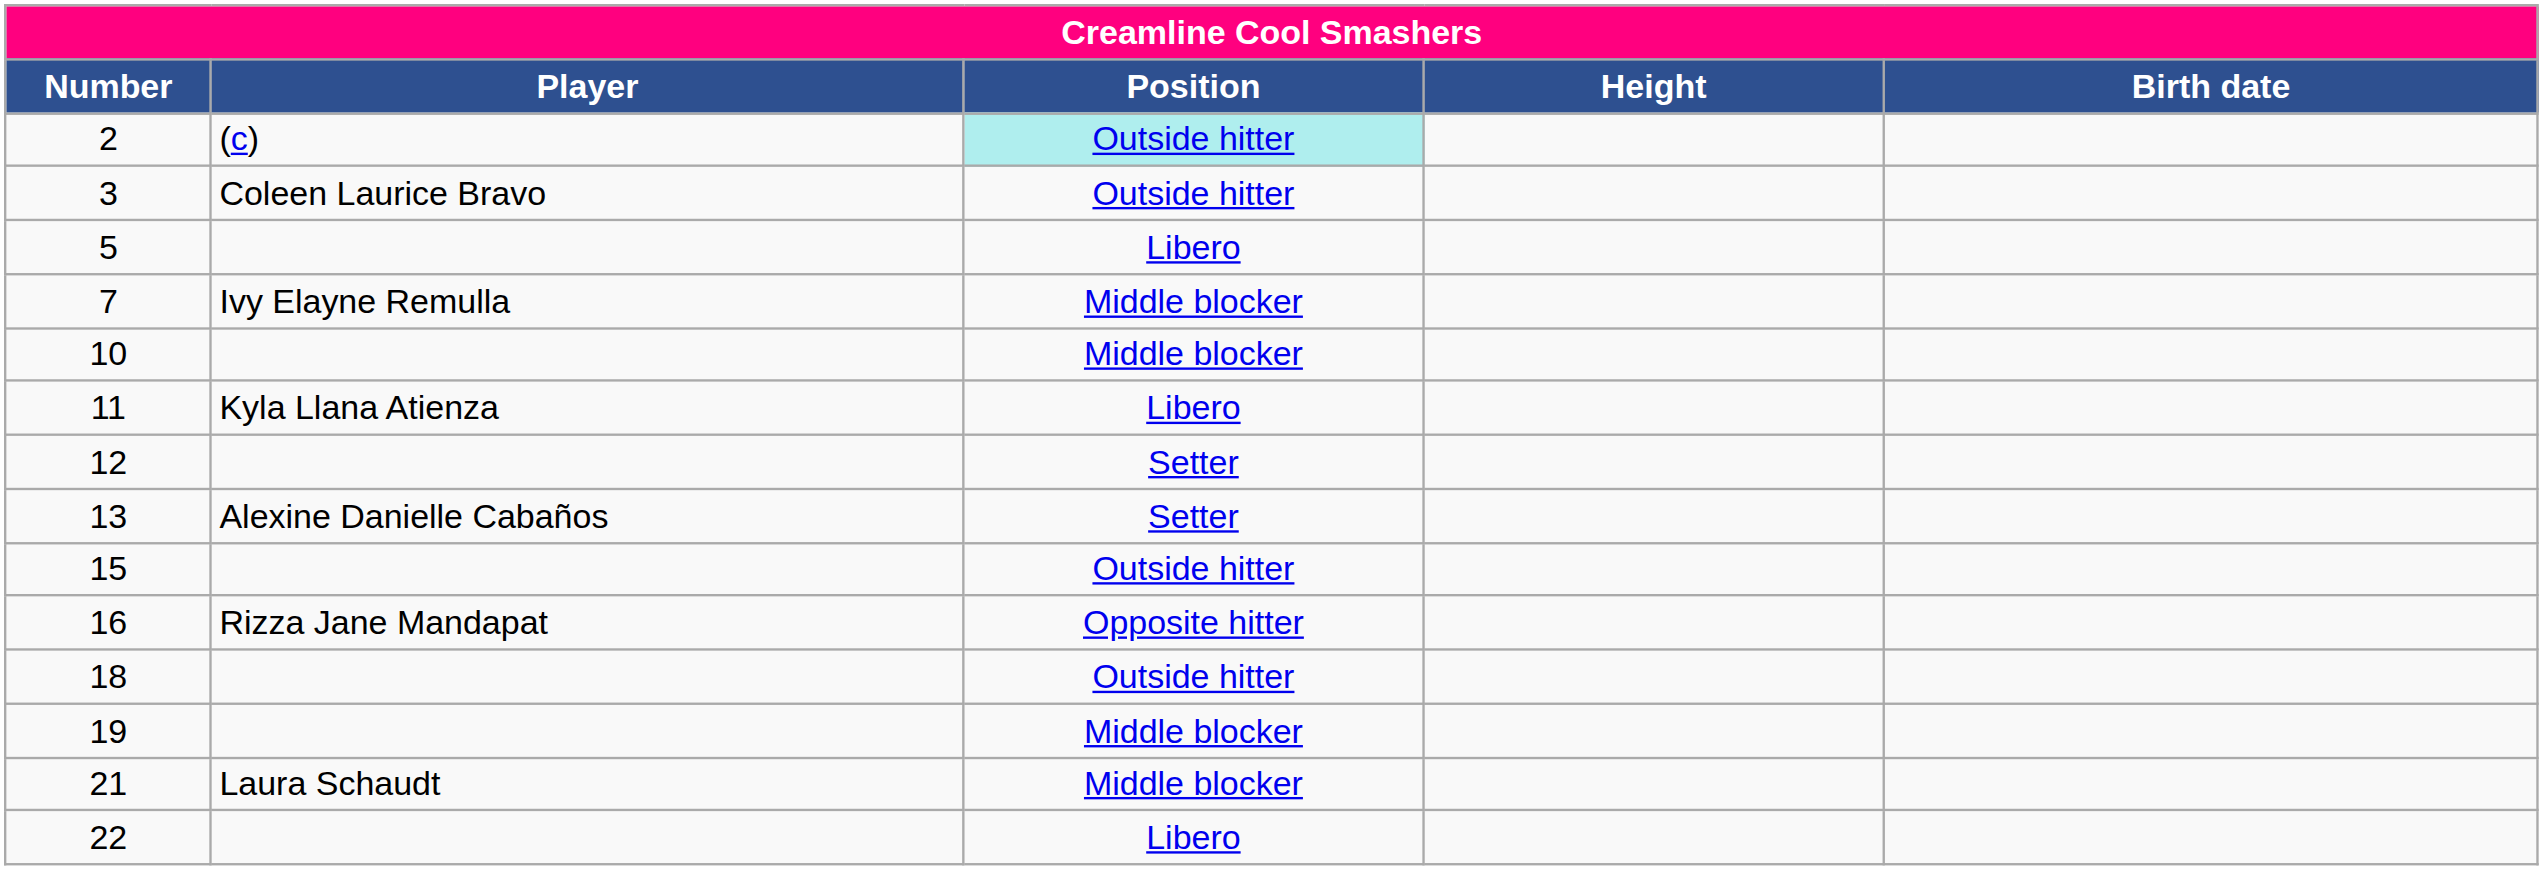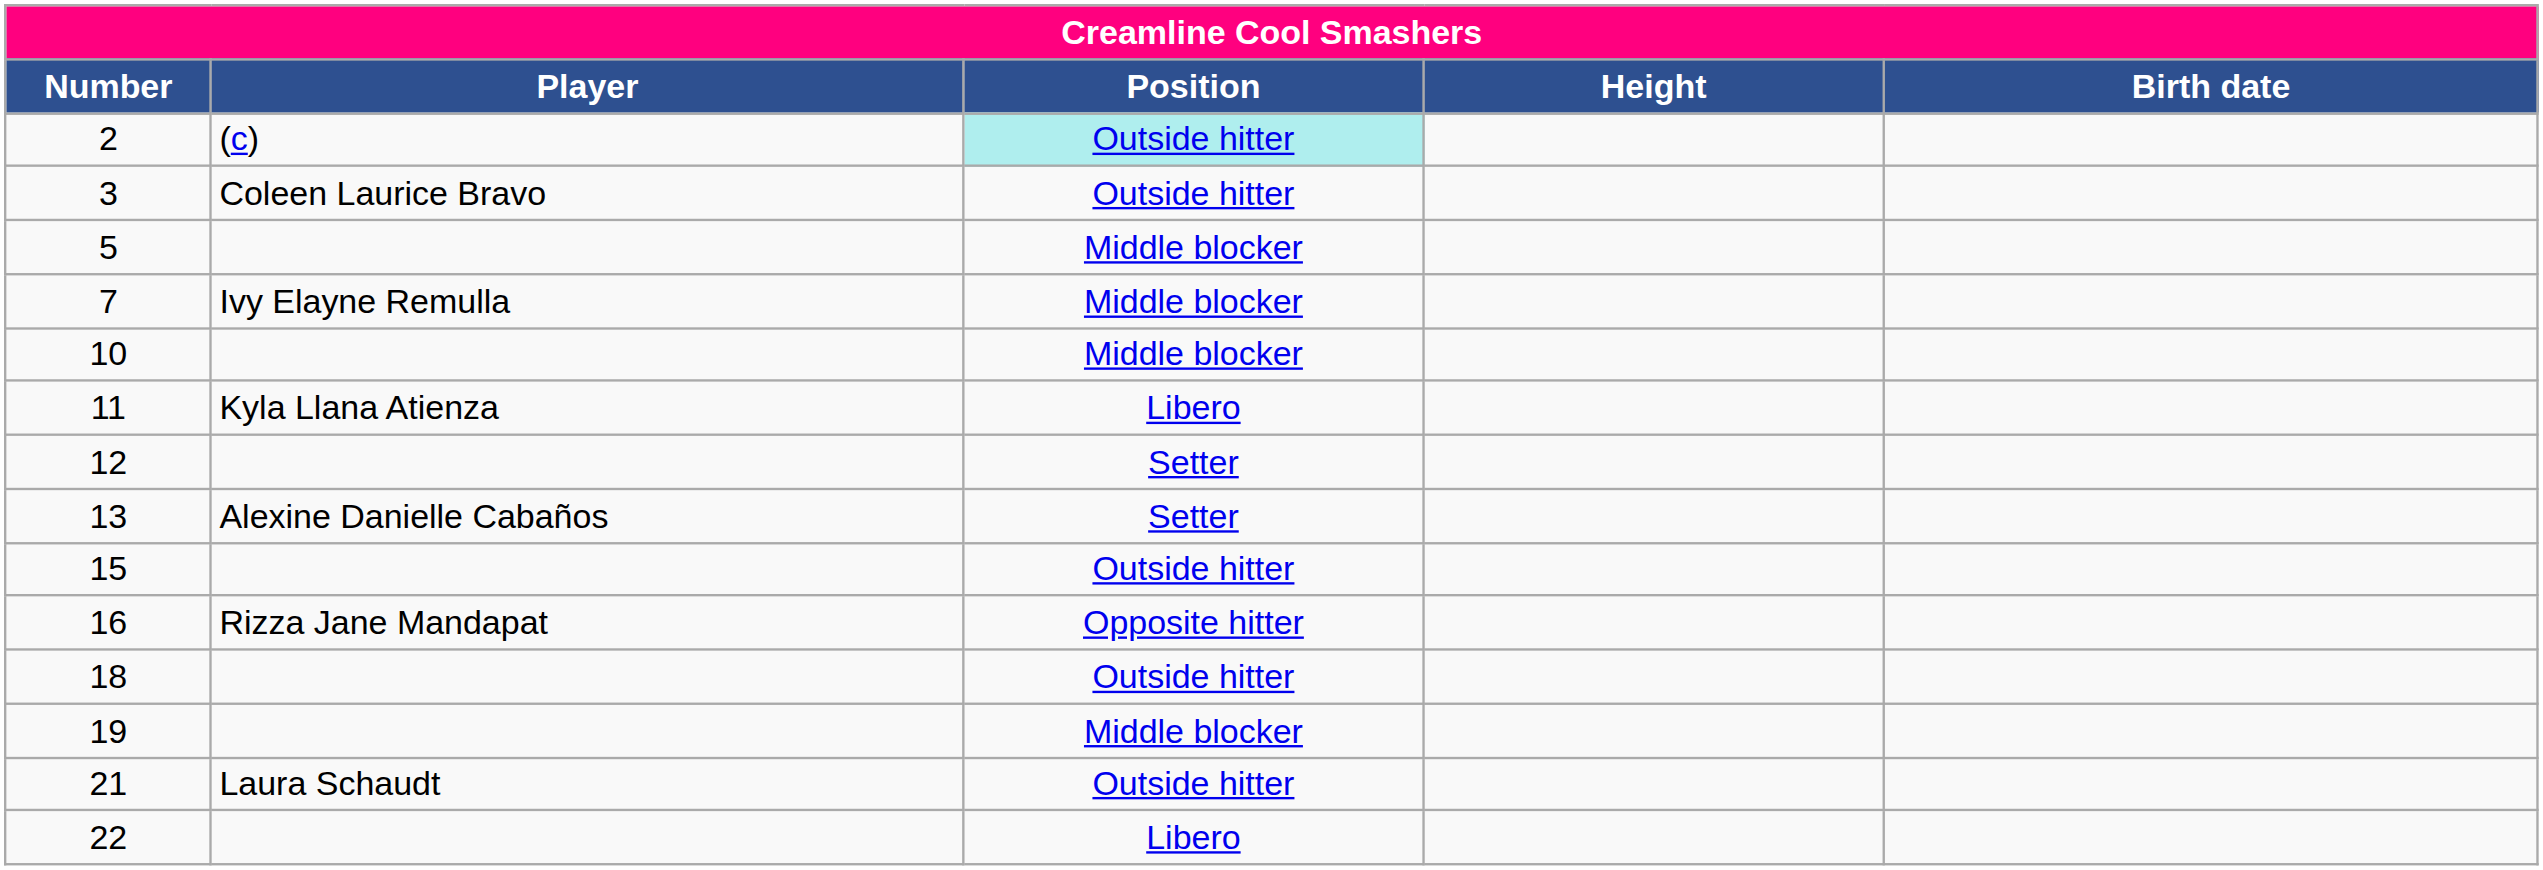(1193, 247) Libero -> (1193, 247) Middle blocker
(1193, 784) Middle blocker -> (1193, 784) Outside hitter
